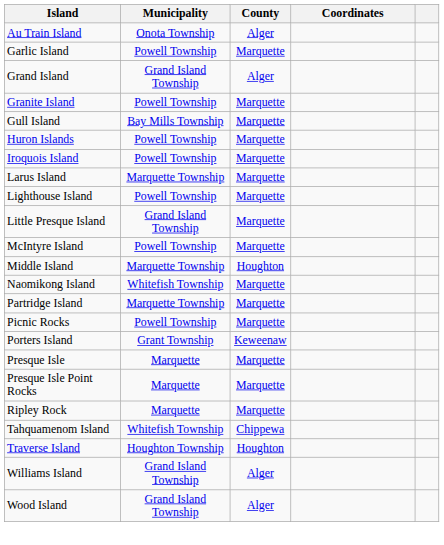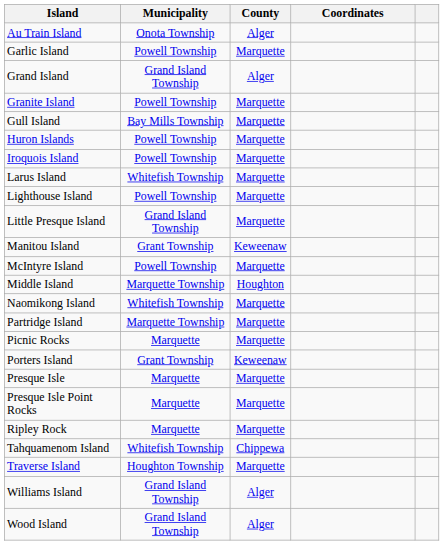(175, 177) Marquette Township -> (175, 177) Whitefish Township
+ row: (43, 247)
(175, 322) Powell Township -> (175, 340) Marquette
(260, 448) Houghton -> (260, 466) Marquette
